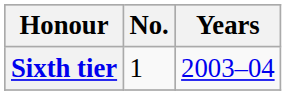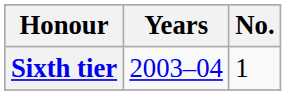columns swapped: (149, 25) <-> (228, 25)
